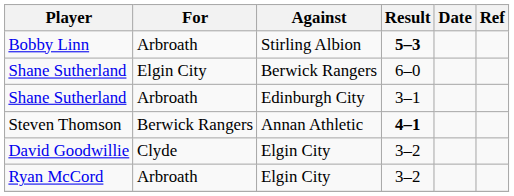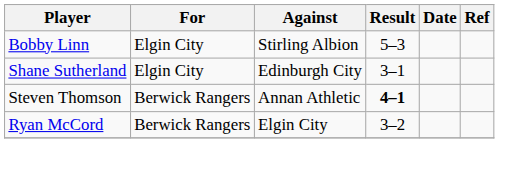(167, 44) Arbroath -> (169, 44) Elgin City
(408, 44) bold -> (392, 44) normal
- row: (67, 71)
(167, 97) Arbroath -> (169, 71) Elgin City
- row: (69, 151)
(167, 177) Arbroath -> (192, 124) Berwick Rangers
